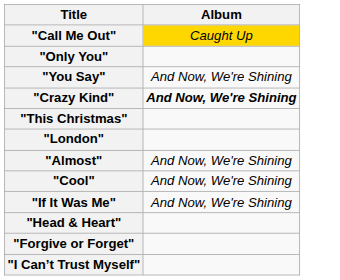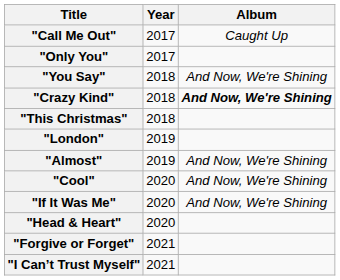+ column: (161, 14)
(221, 35) gold background -> (257, 35) no background
